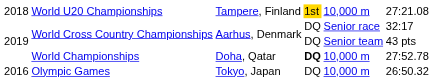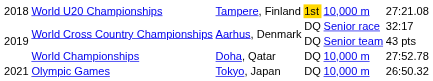(313, 56) bold -> (313, 56) normal
(16, 72) 2016 -> (16, 72) 2021
